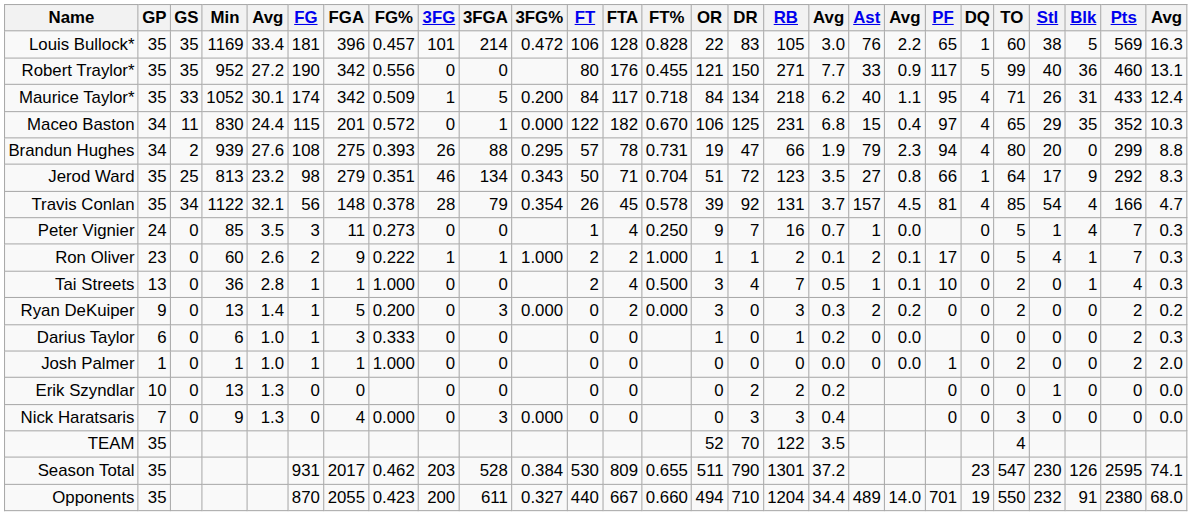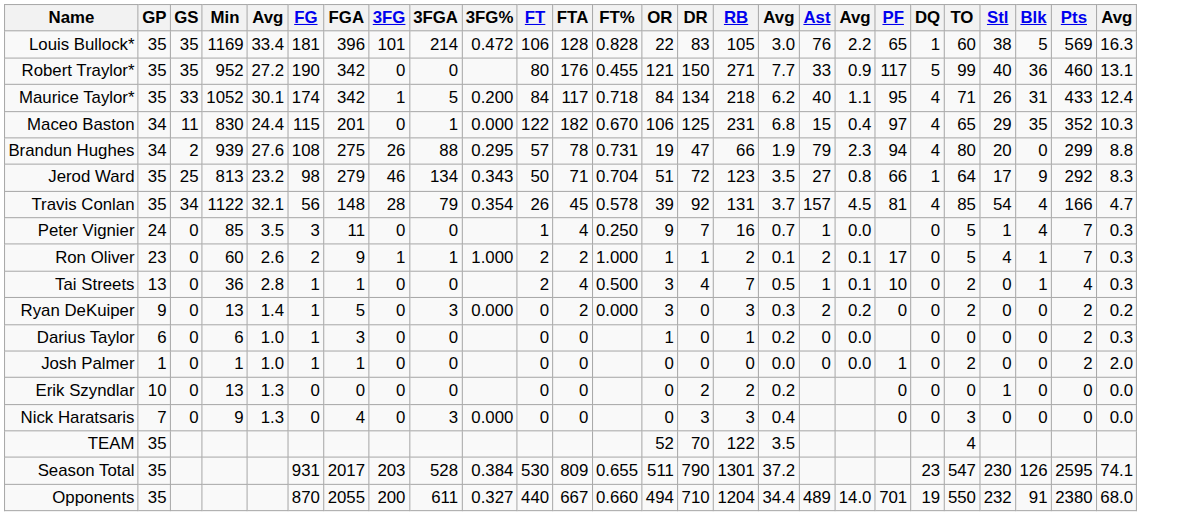- column: (394, 17)
